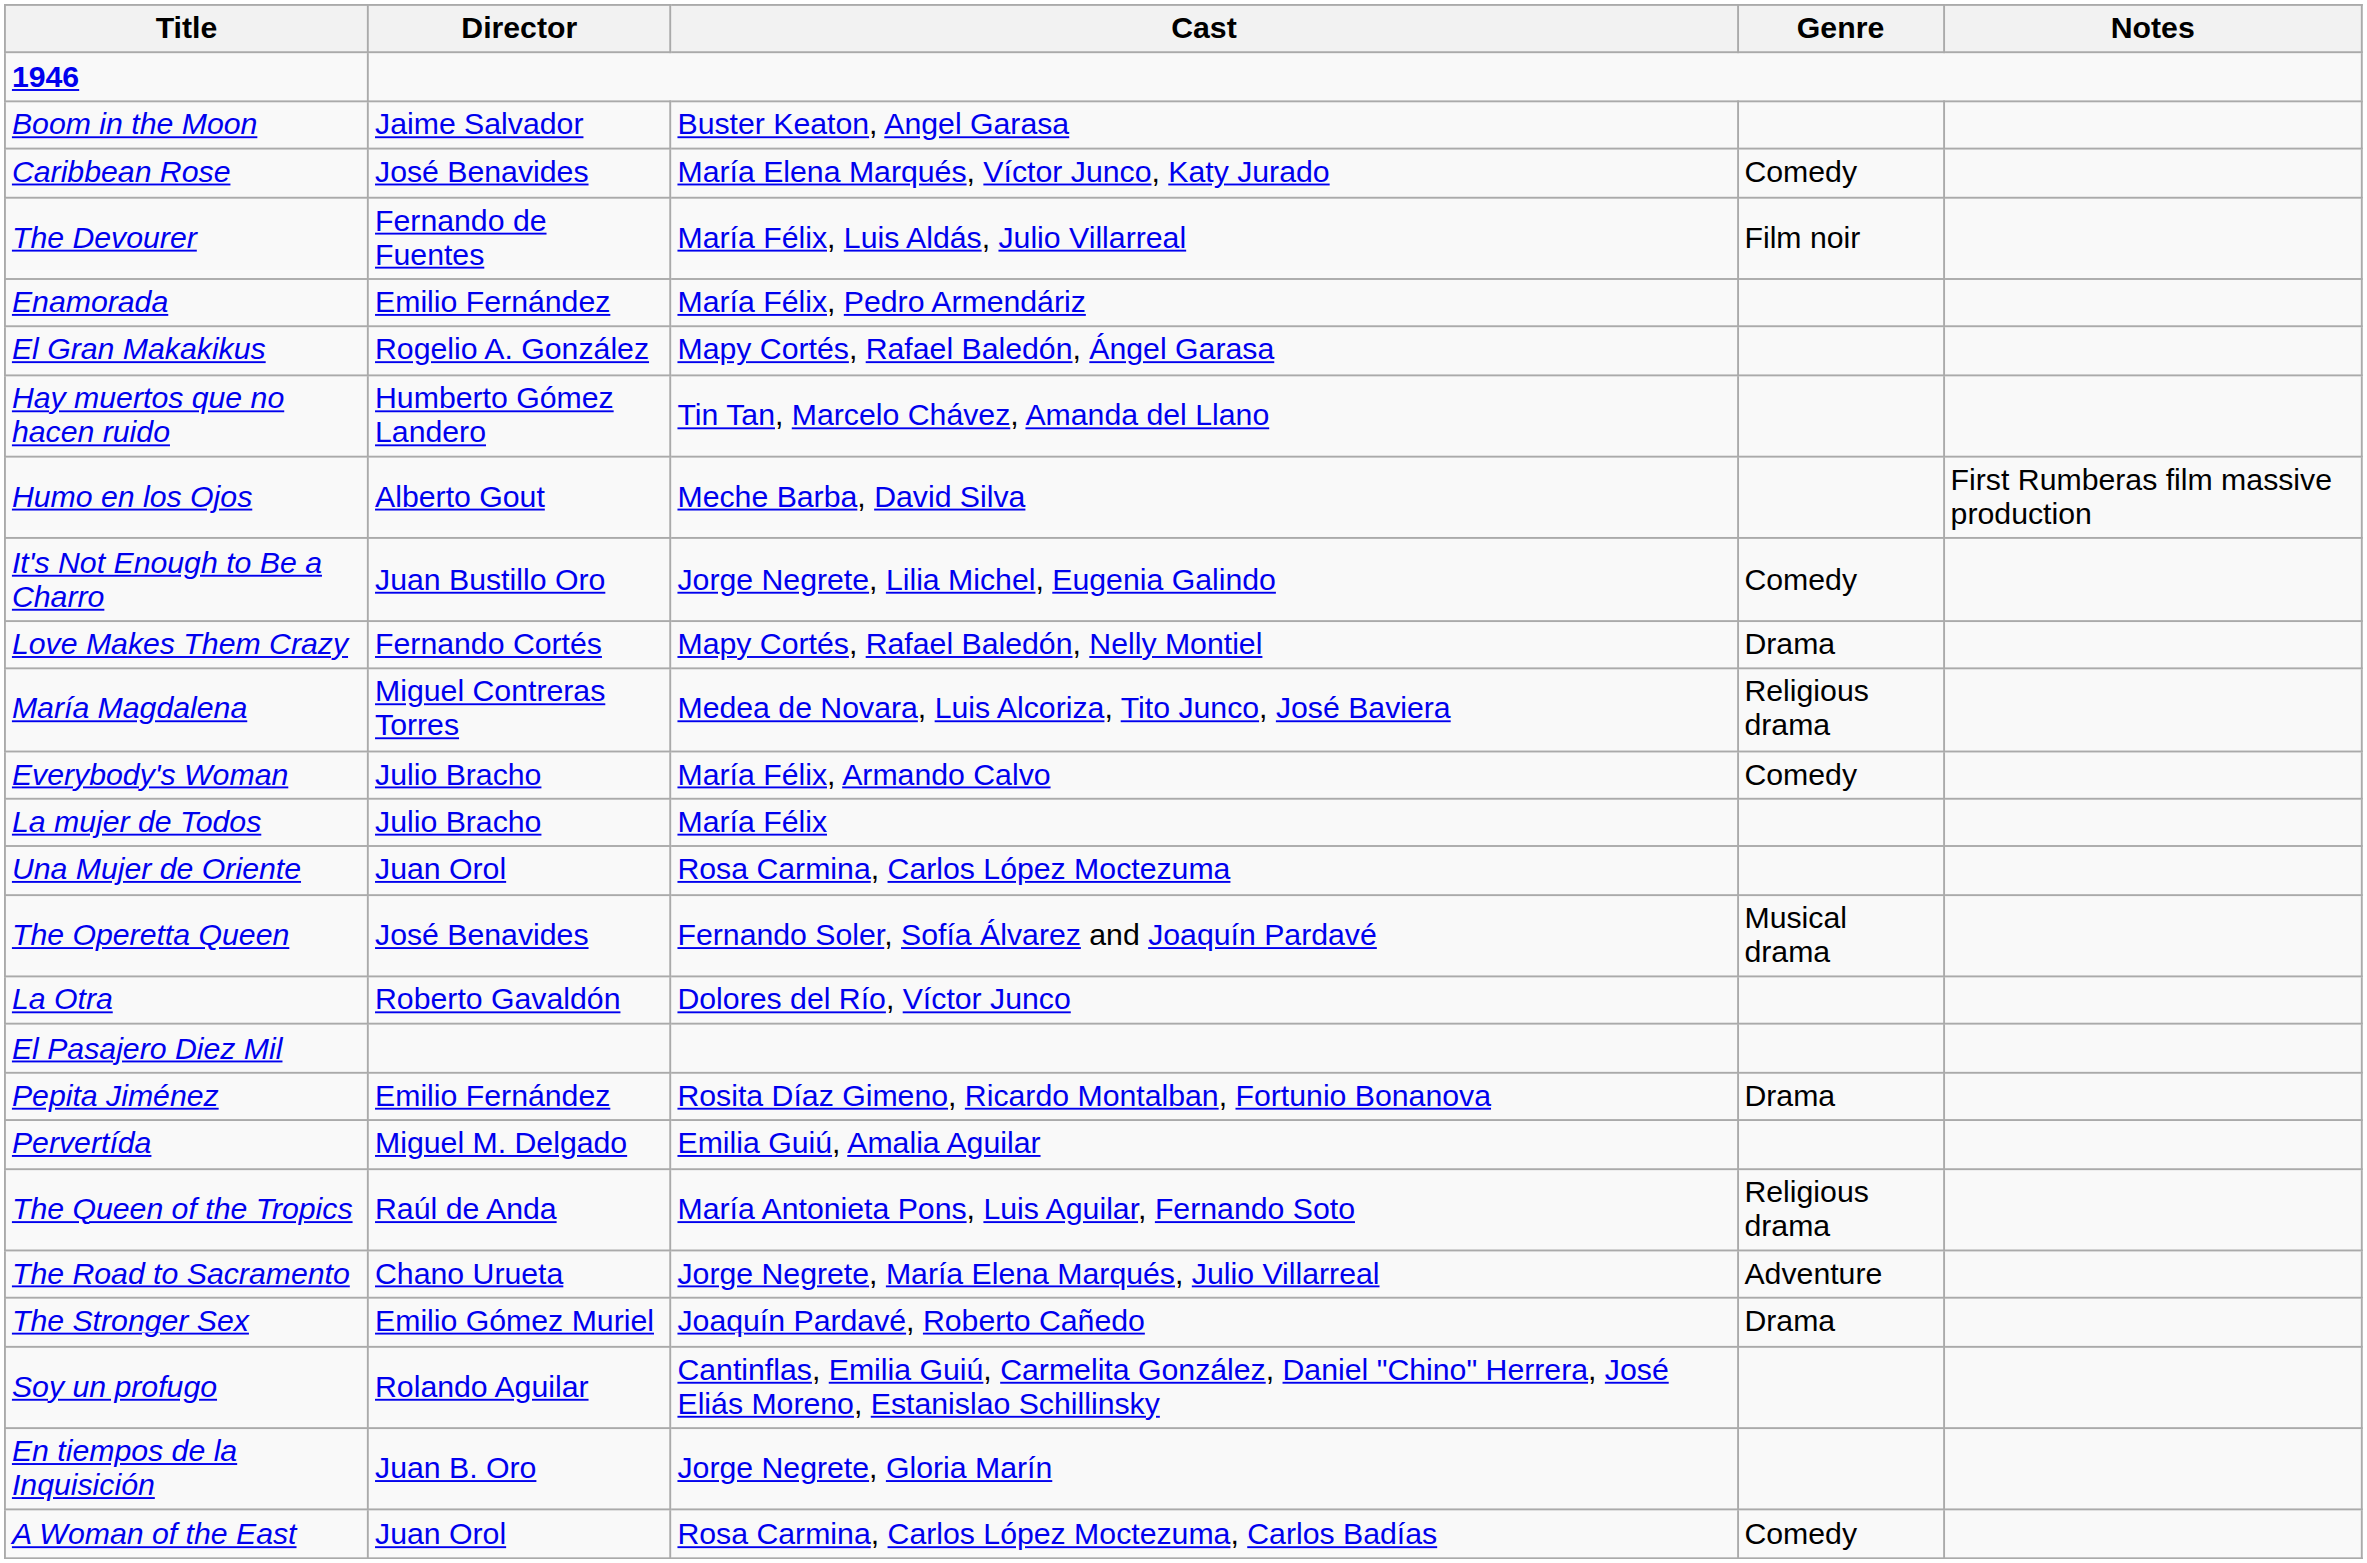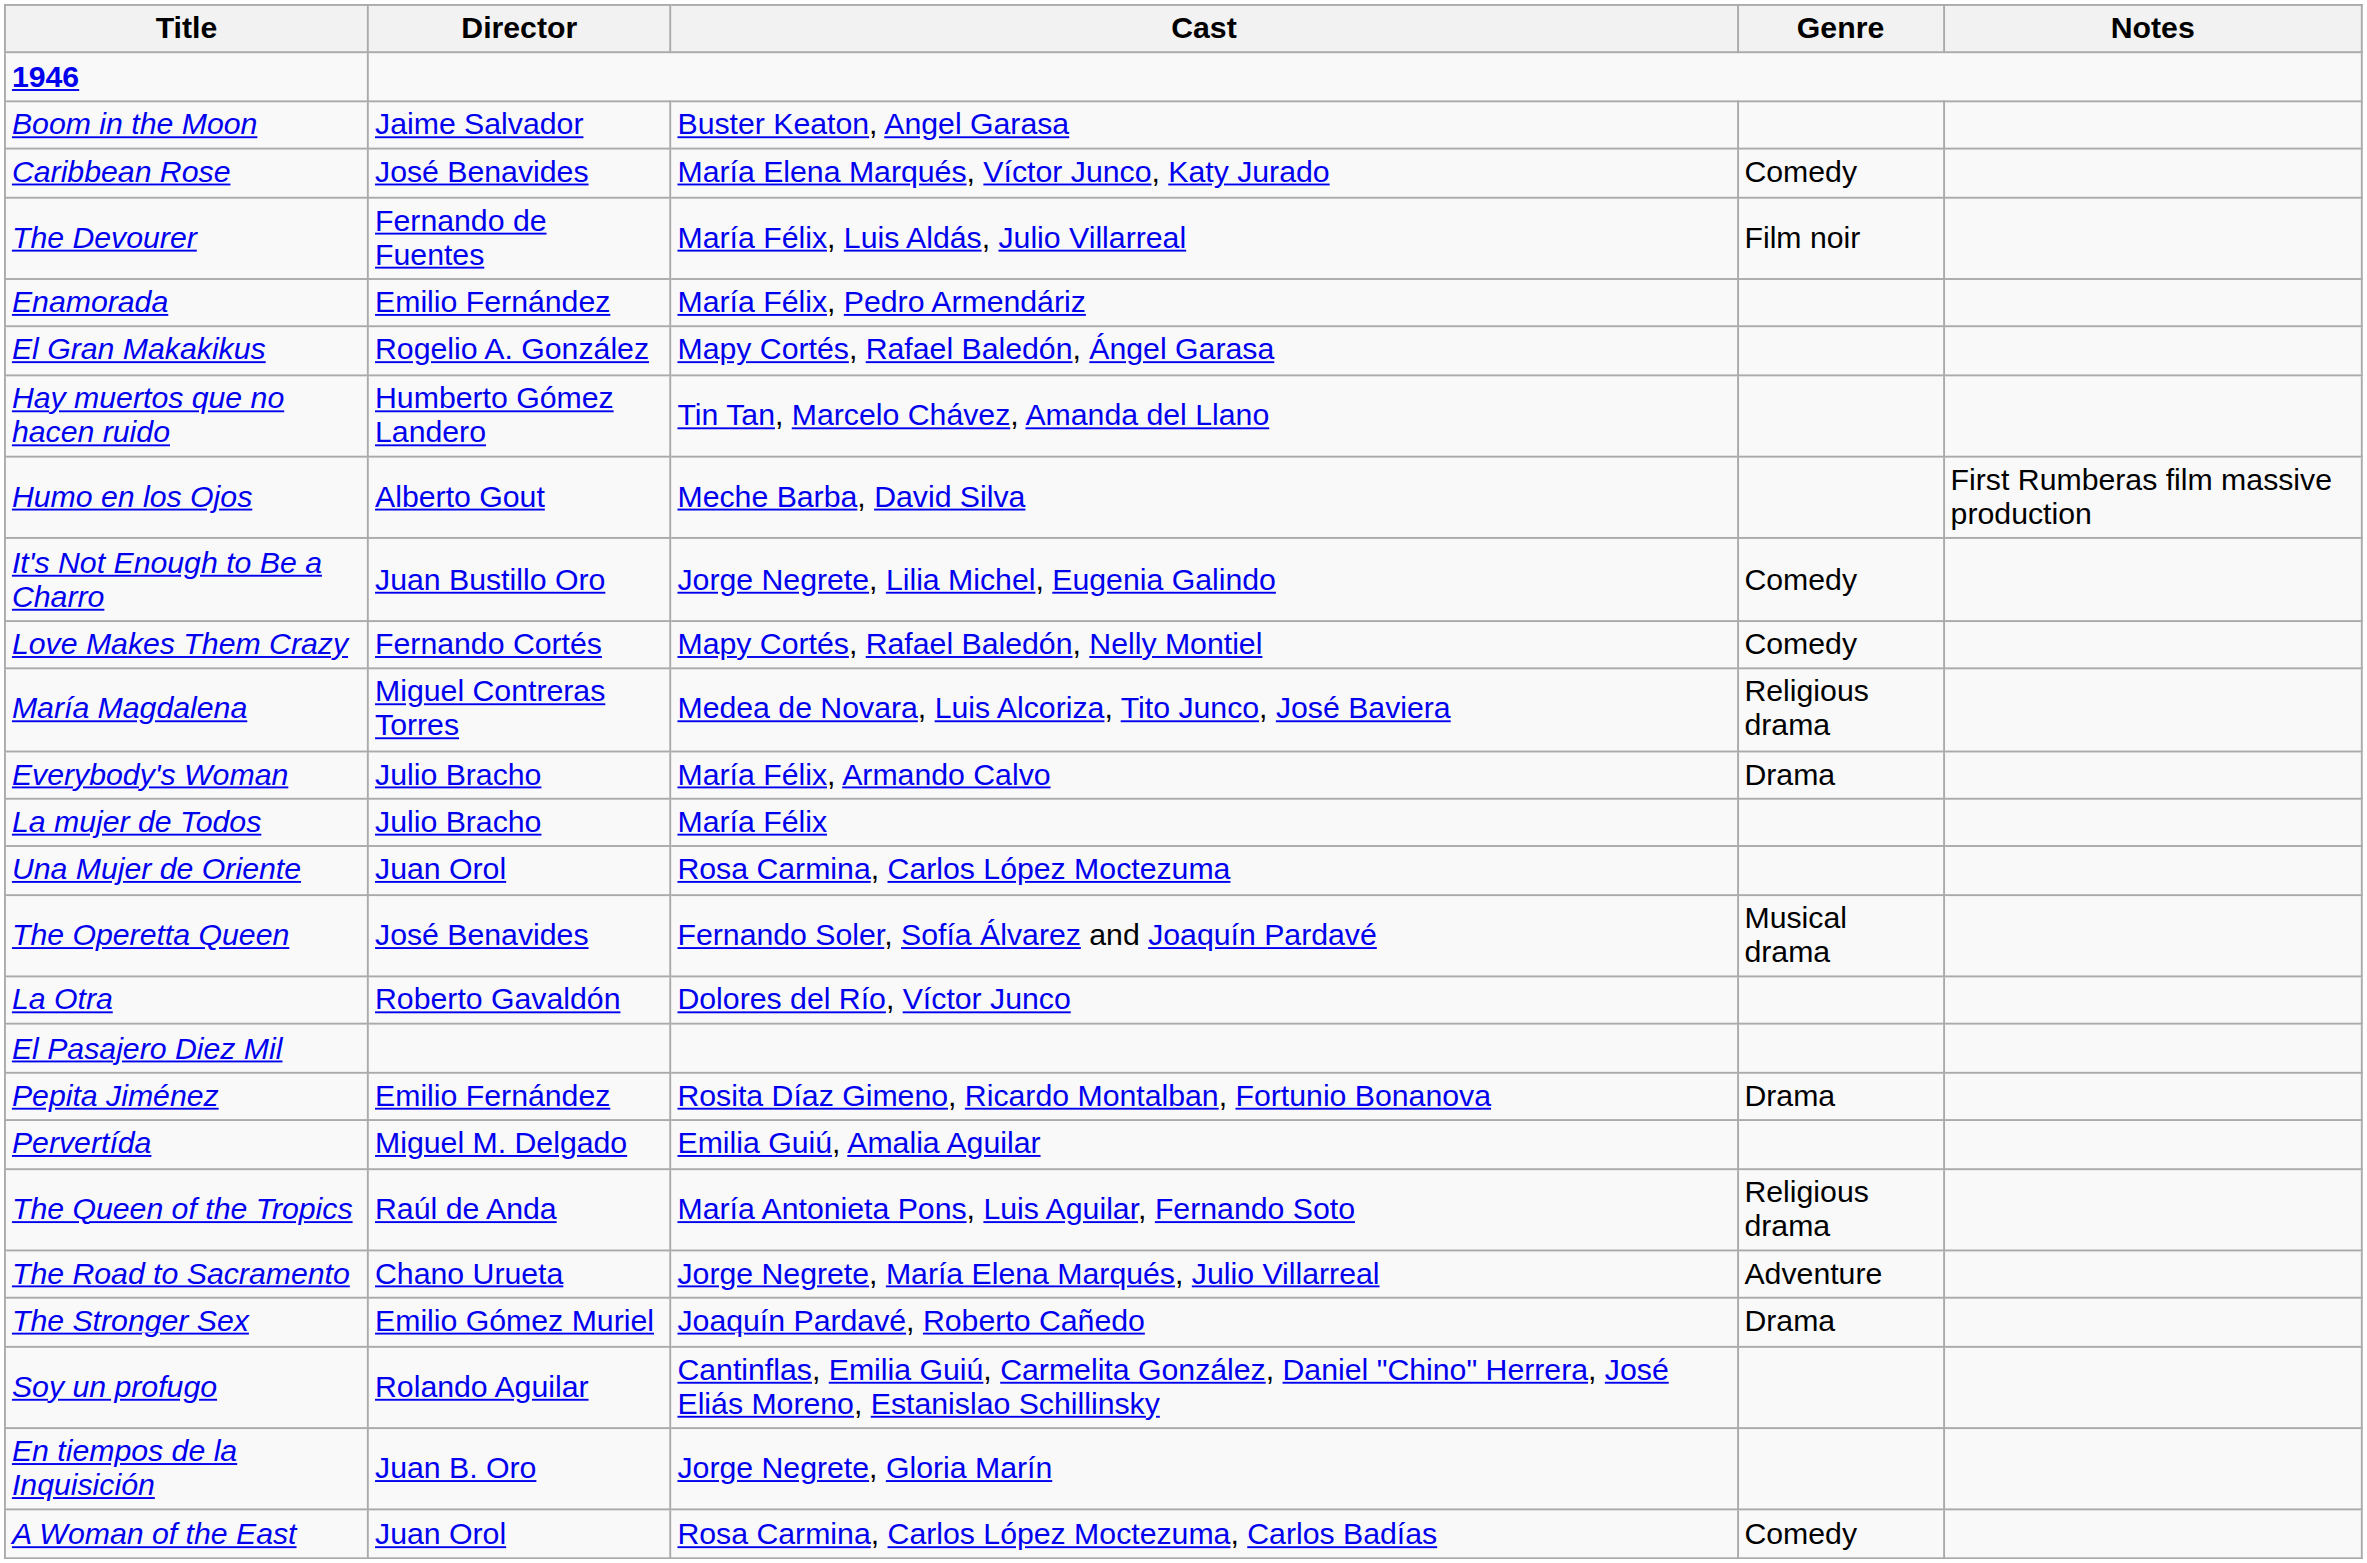(1790, 644) Drama -> (1801, 644) Comedy
(1801, 774) Comedy -> (1790, 774) Drama
